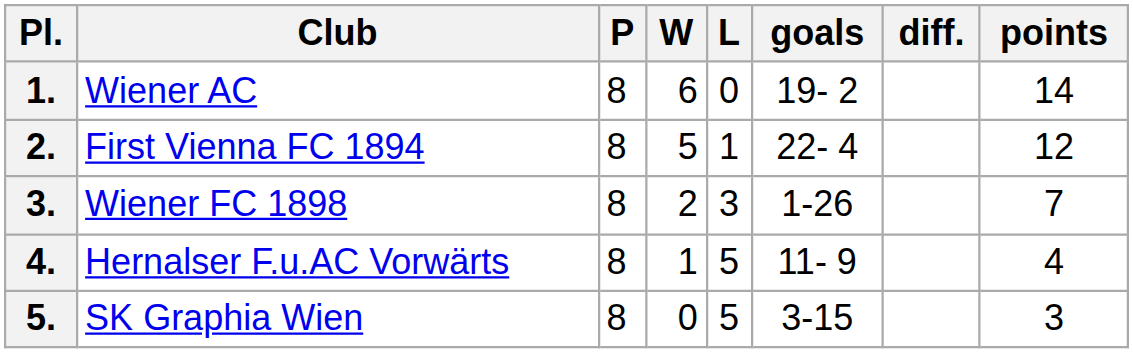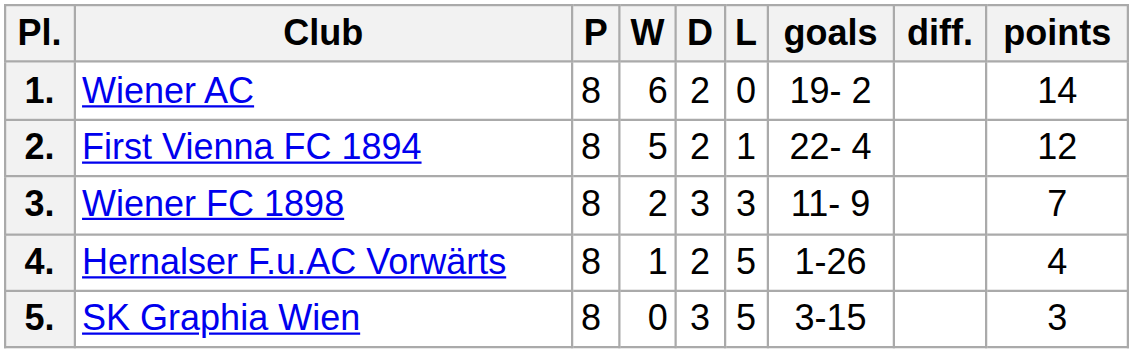+ column: (700, 33)
(817, 204) 1-26 -> (831, 204) 11- 9
(817, 261) 11- 9 -> (831, 261) 1-26
